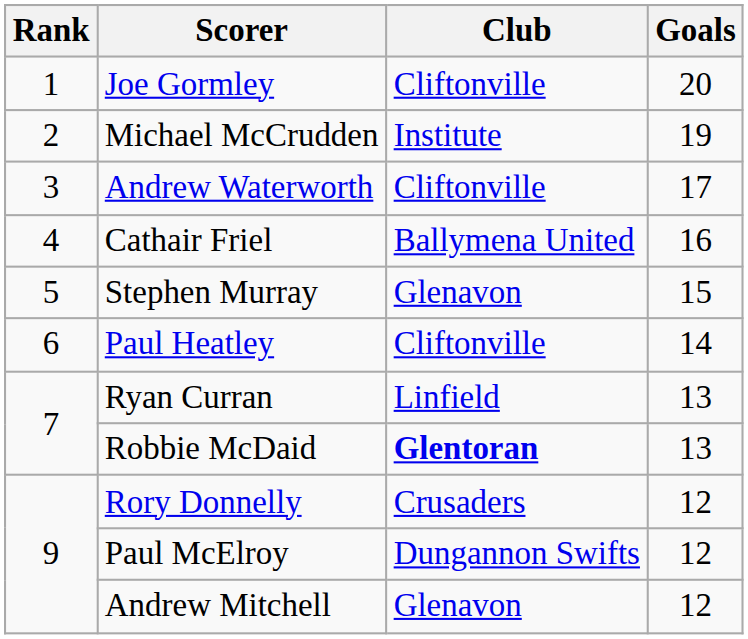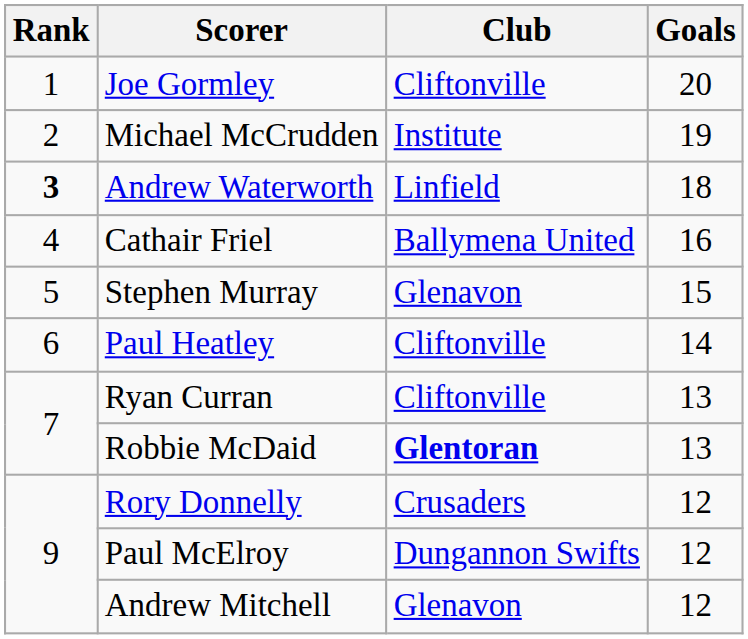(51, 187) normal -> (51, 187) bold
(470, 187) Cliftonville -> (447, 187) Linfield
(695, 187) 17 -> (695, 187) 18
(447, 396) Linfield -> (470, 396) Cliftonville
